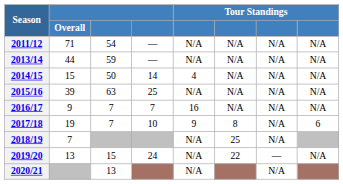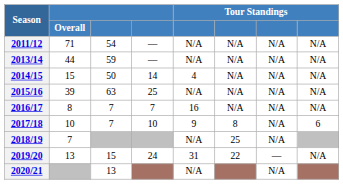(70, 108) 9 -> (70, 108) 8
(70, 124) 19 -> (70, 124) 10
(194, 156) N/A -> (194, 156) 31
